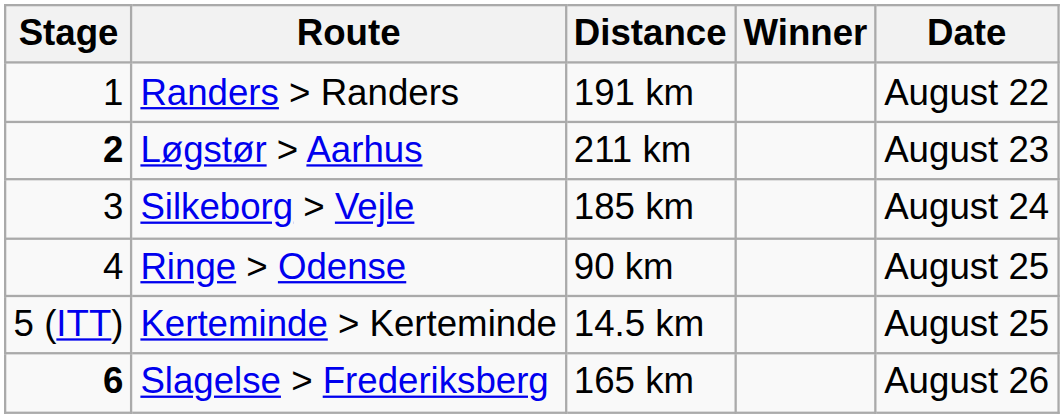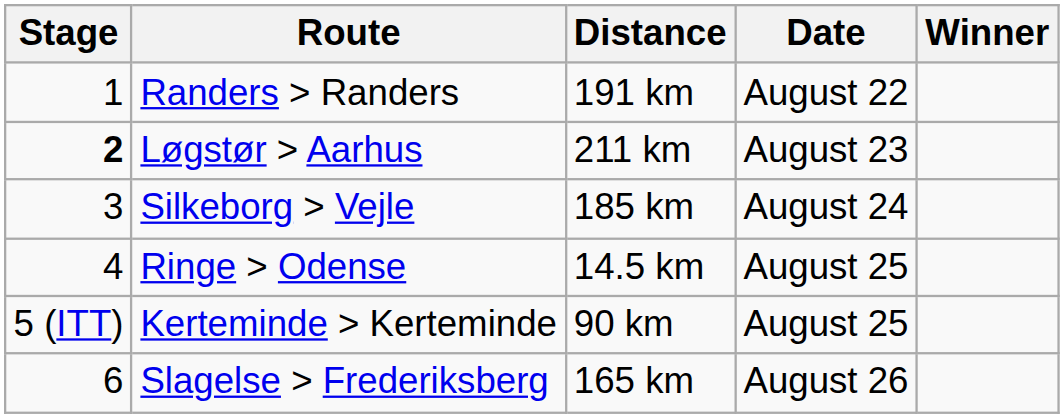columns swapped: (967, 33) <-> (805, 33)
(624, 265) 90 km -> (639, 265) 14.5 km
(639, 324) 14.5 km -> (624, 324) 90 km
(113, 382) bold -> (113, 382) normal
